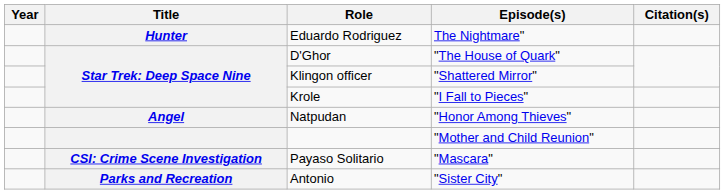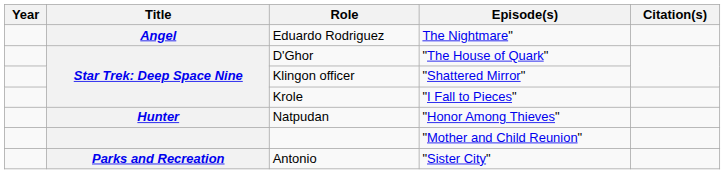(166, 35) Hunter -> (158, 35) Angel
(166, 117) Angel -> (158, 117) Hunter
- row: (337, 158)
